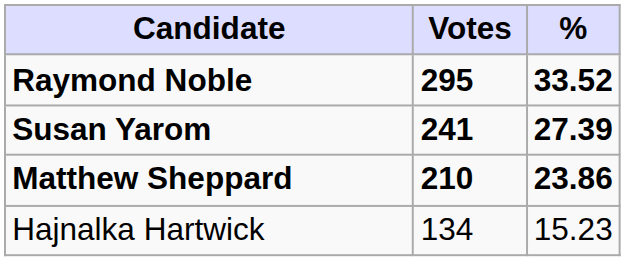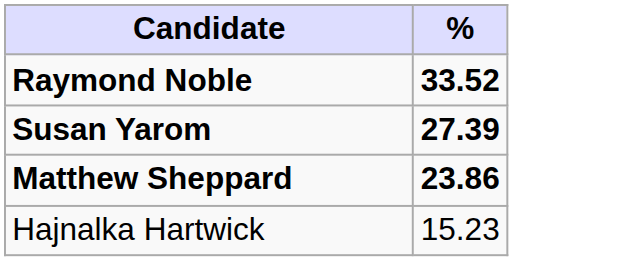- column: (470, 29)
